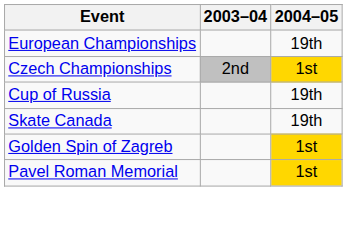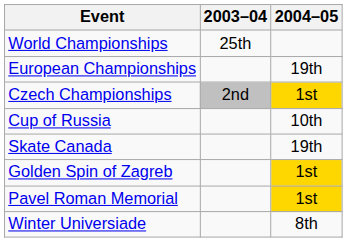+ row: (88, 43)
(306, 95) 19th -> (306, 120) 10th
+ row: (77, 224)
